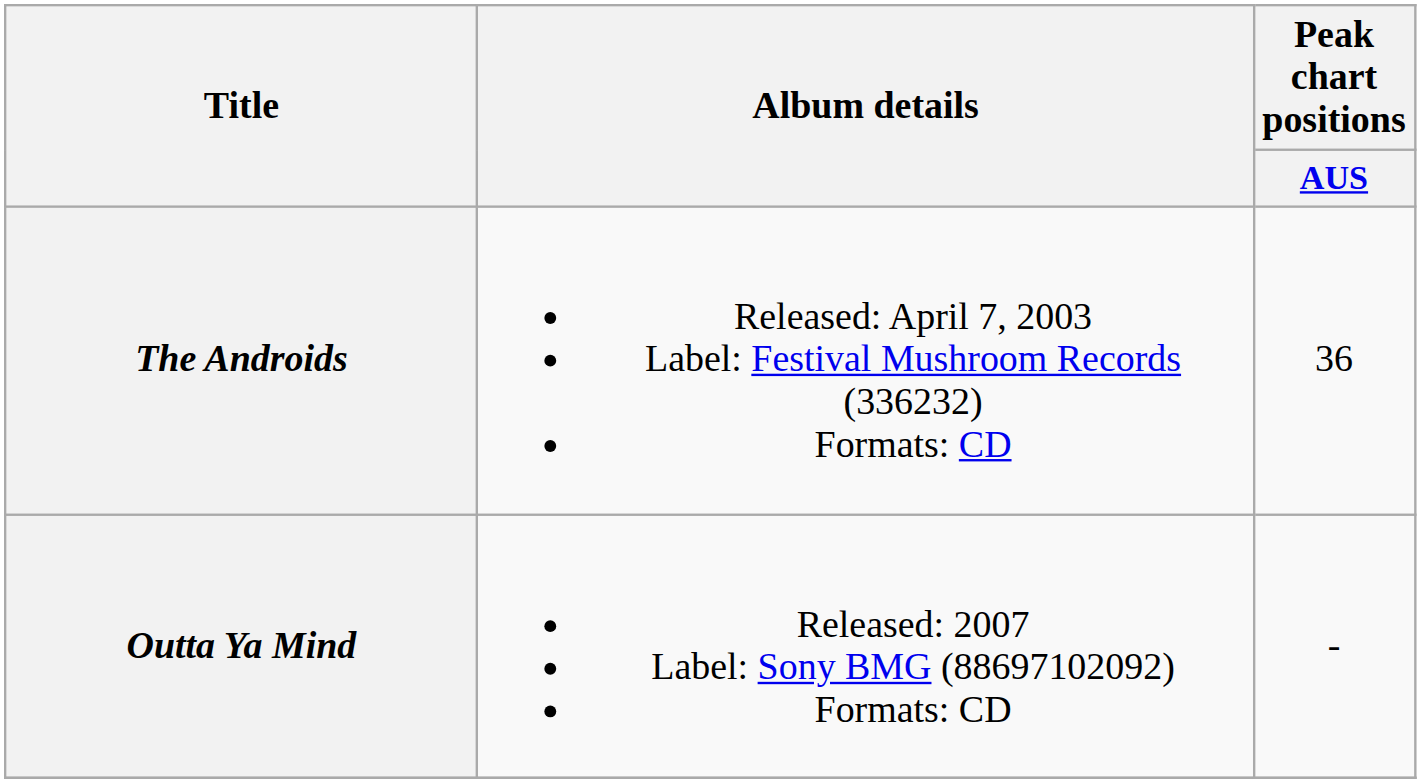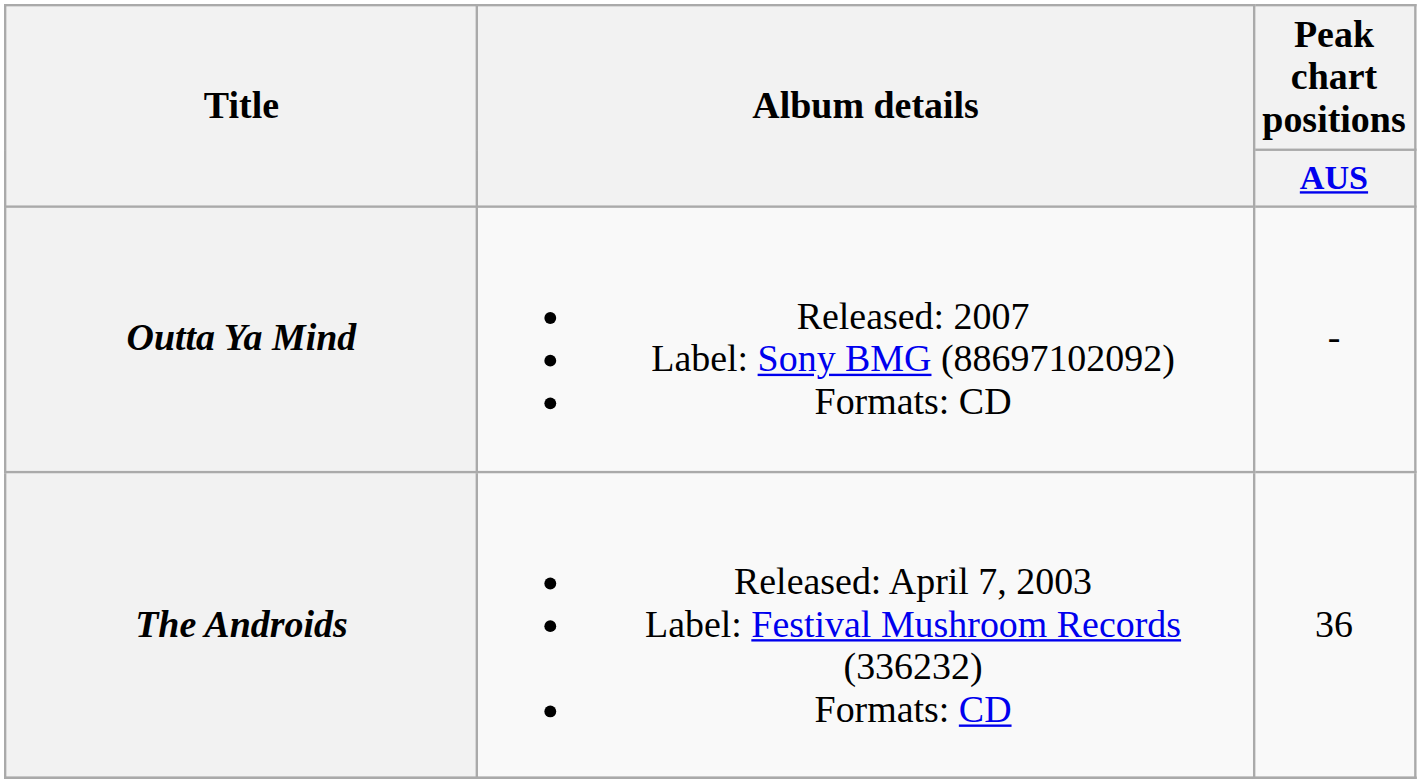rows swapped: (241, 359) <-> (241, 644)
